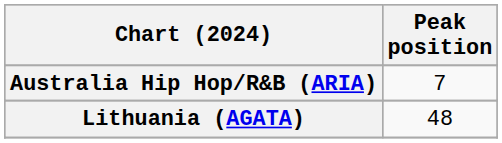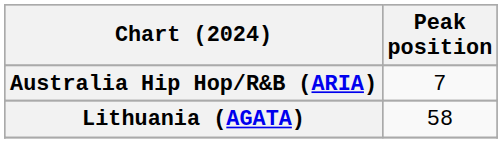(440, 119) 48 -> (440, 119) 58
